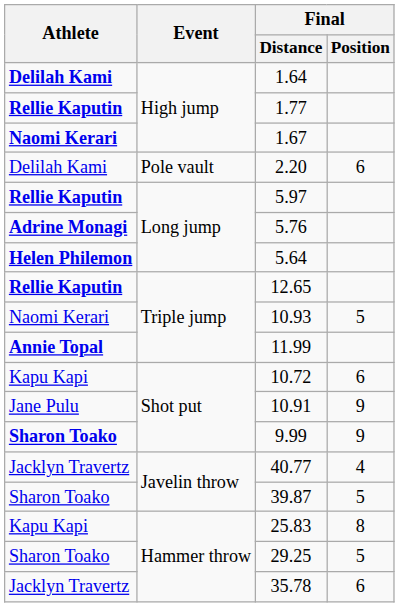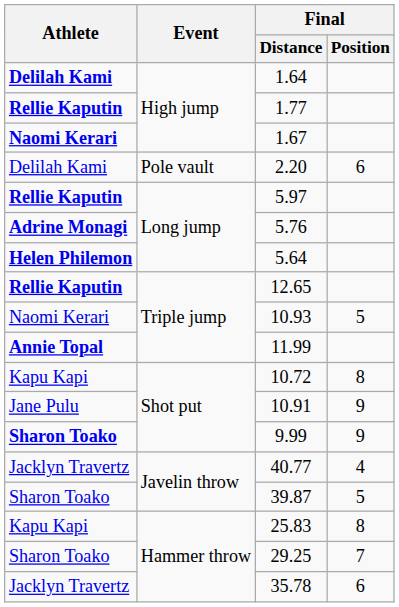(360, 377) 6 -> (360, 377) 8
(360, 556) 5 -> (360, 556) 7
